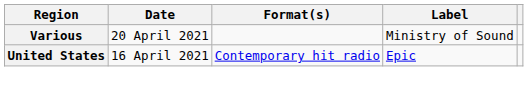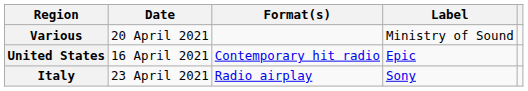+ row: (56, 76)
